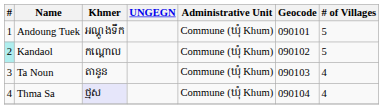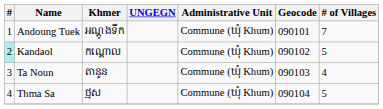(324, 31) 5 -> (324, 31) 7
(93, 93) lavender background -> (93, 93) no background
(324, 93) 4 -> (324, 93) 5
